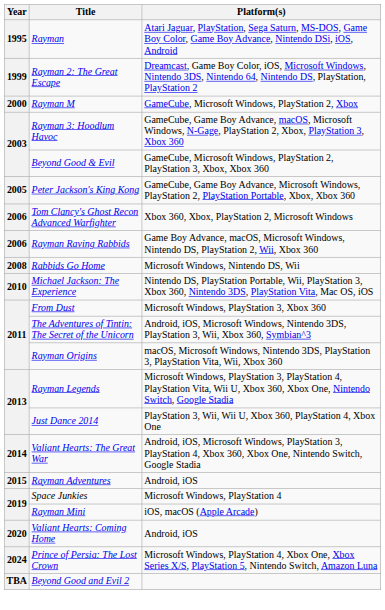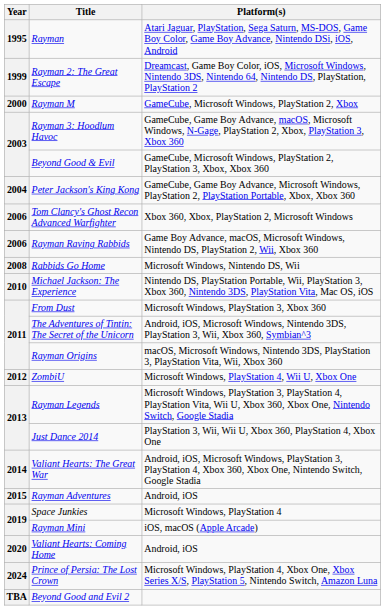(17, 190) 2005 -> (17, 190) 2004
+ row: (48, 377)
